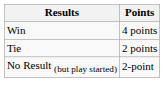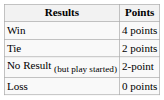+ row: (17, 86)
